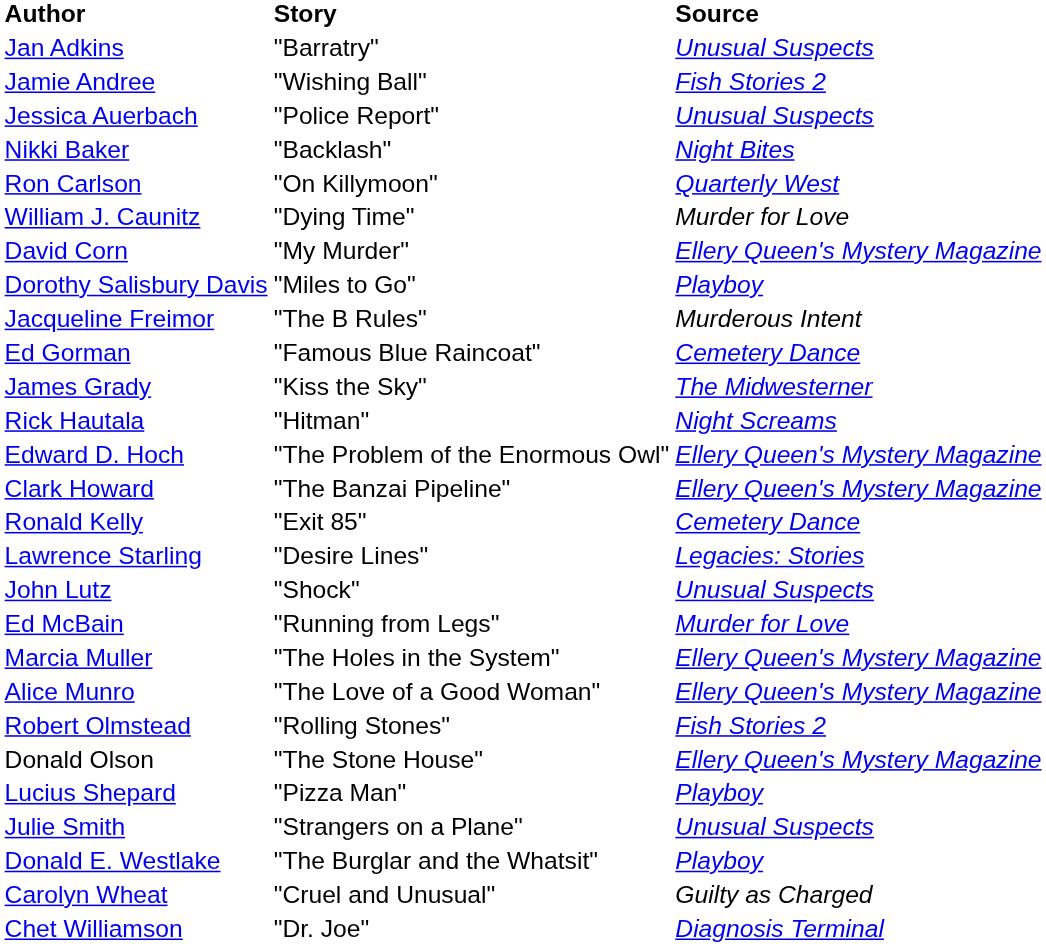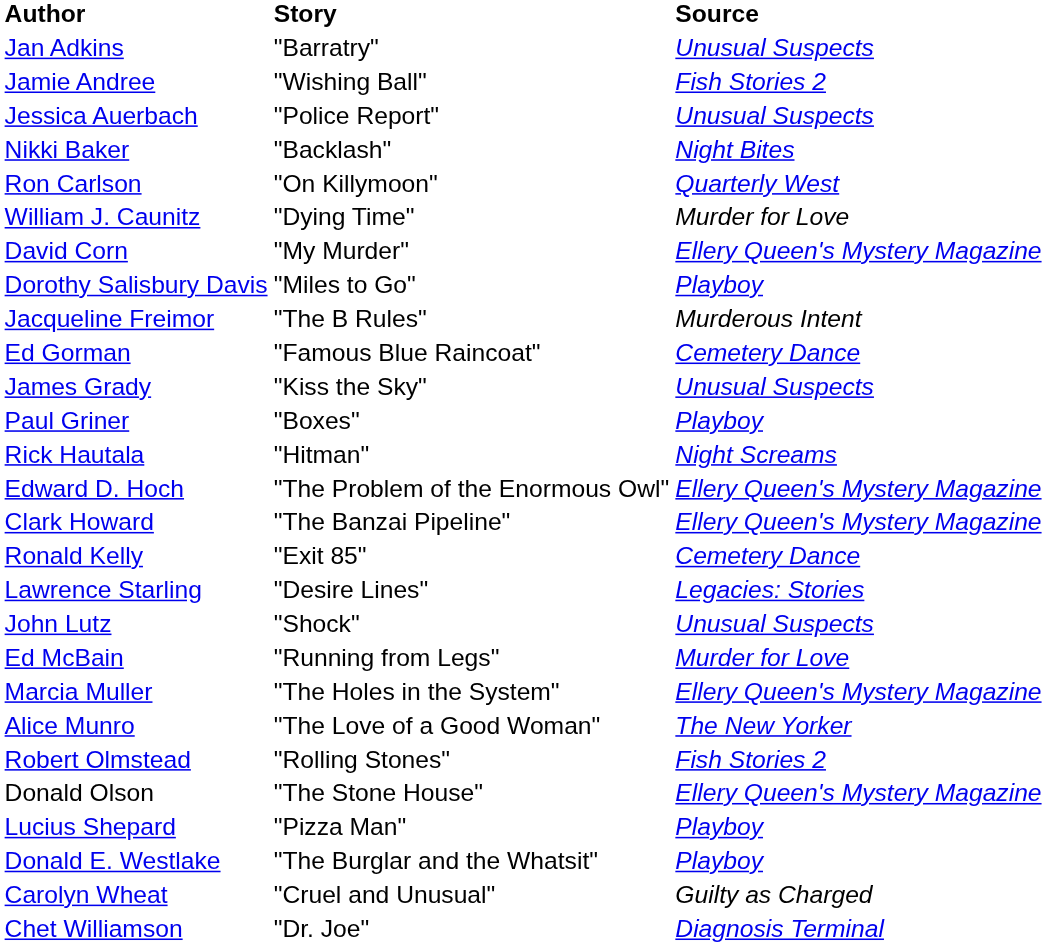(774, 386) The Midwesterner -> (775, 386) Unusual Suspects
+ row: (67, 420)
(858, 691) Ellery Queen's Mystery Magazine -> (763, 725) The New Yorker
- row: (65, 827)
